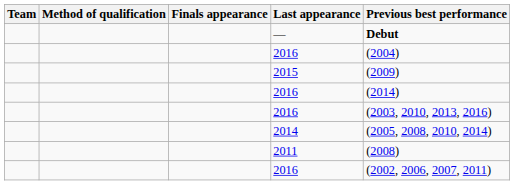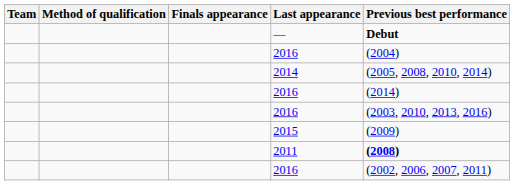rows swapped: (22, 73) <-> (22, 131)
(383, 151) normal -> (383, 151) bold
